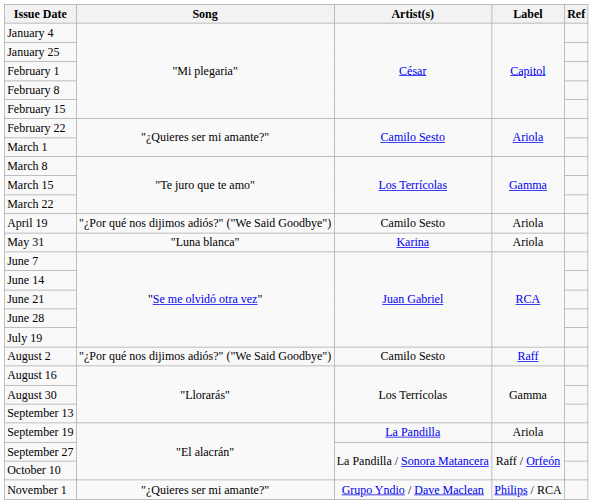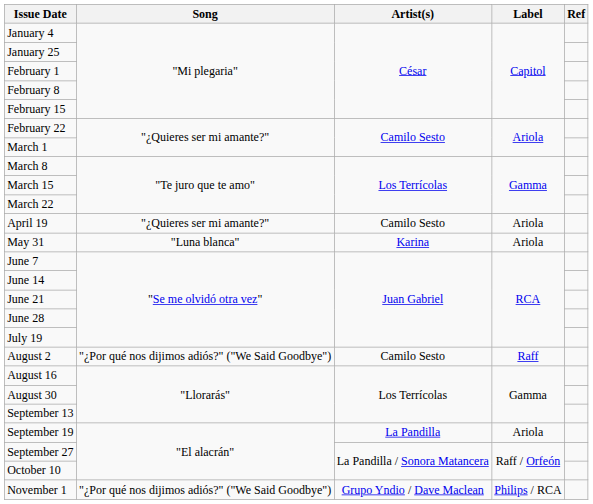(205, 223) "¿Por qué nos dijimos adiós?" ("We Said Goodbye") -> (205, 223) "¿Quieres ser mi amante?"
(205, 489) "¿Quieres ser mi amante?" -> (205, 489) "¿Por qué nos dijimos adiós?" ("We Said Goodbye")
